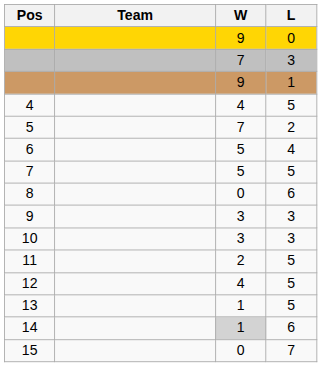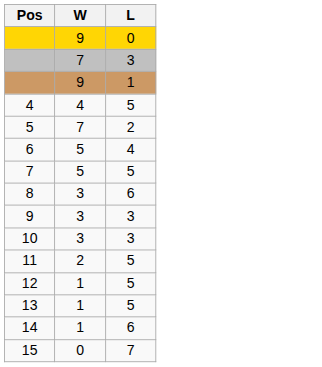- column: (135, 15)
(241, 194) 0 -> (80, 194) 3
(241, 283) 4 -> (80, 283) 1
(241, 328) lightgrey background -> (80, 328) no background
